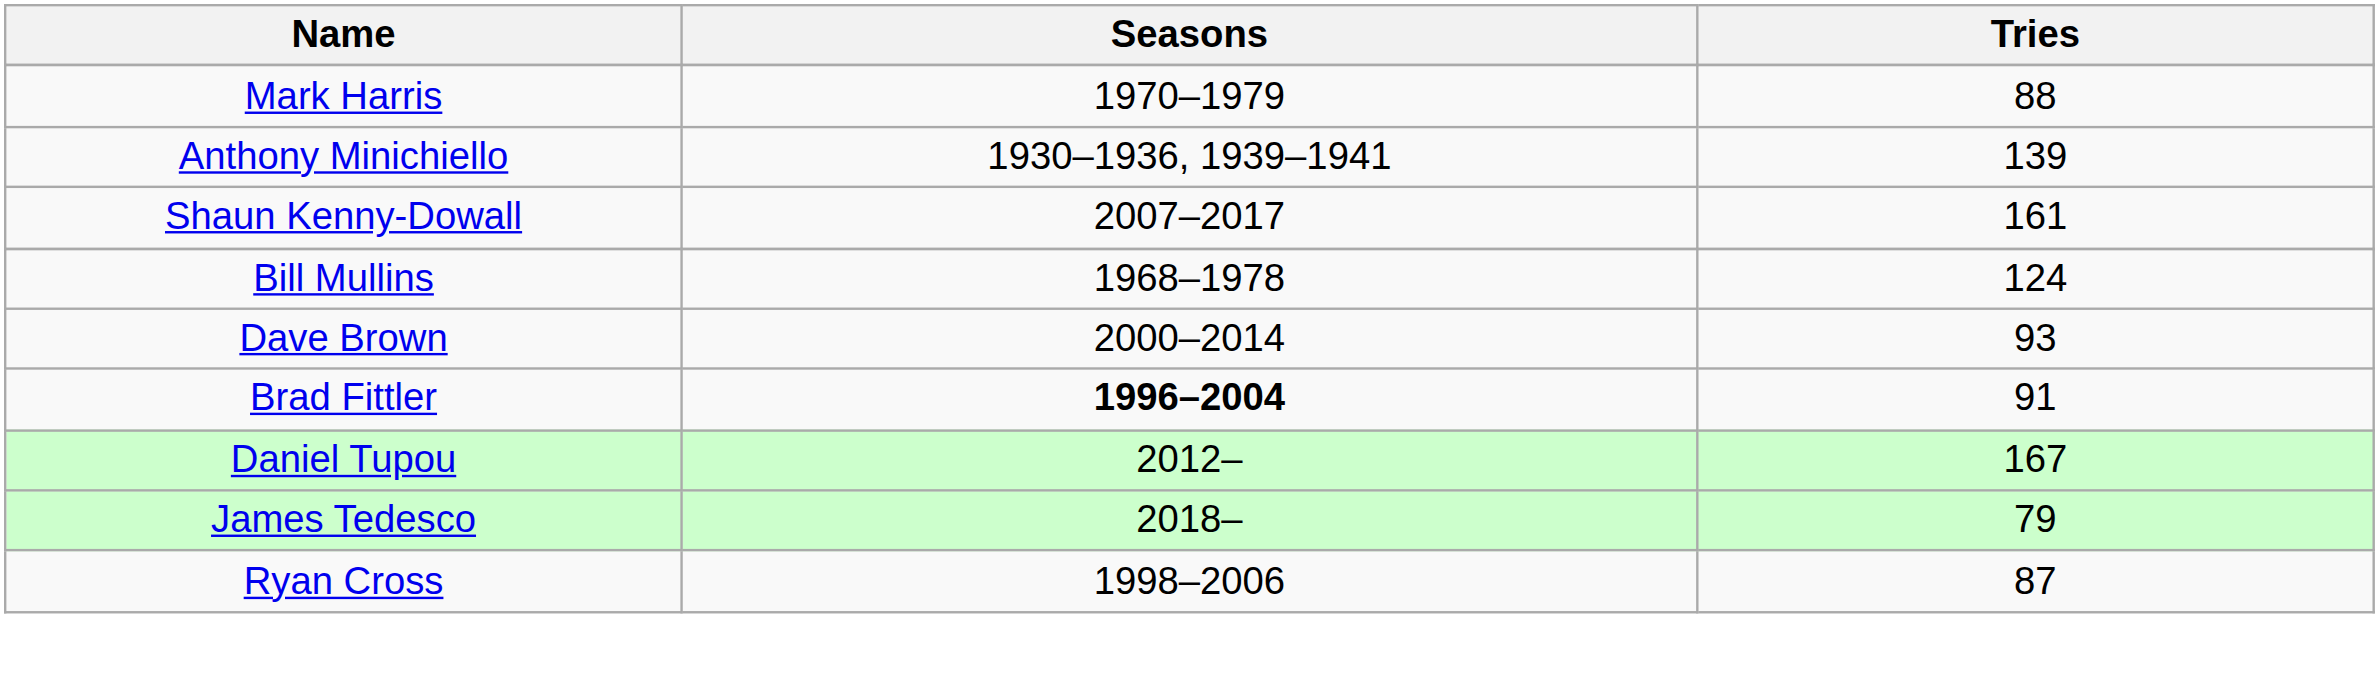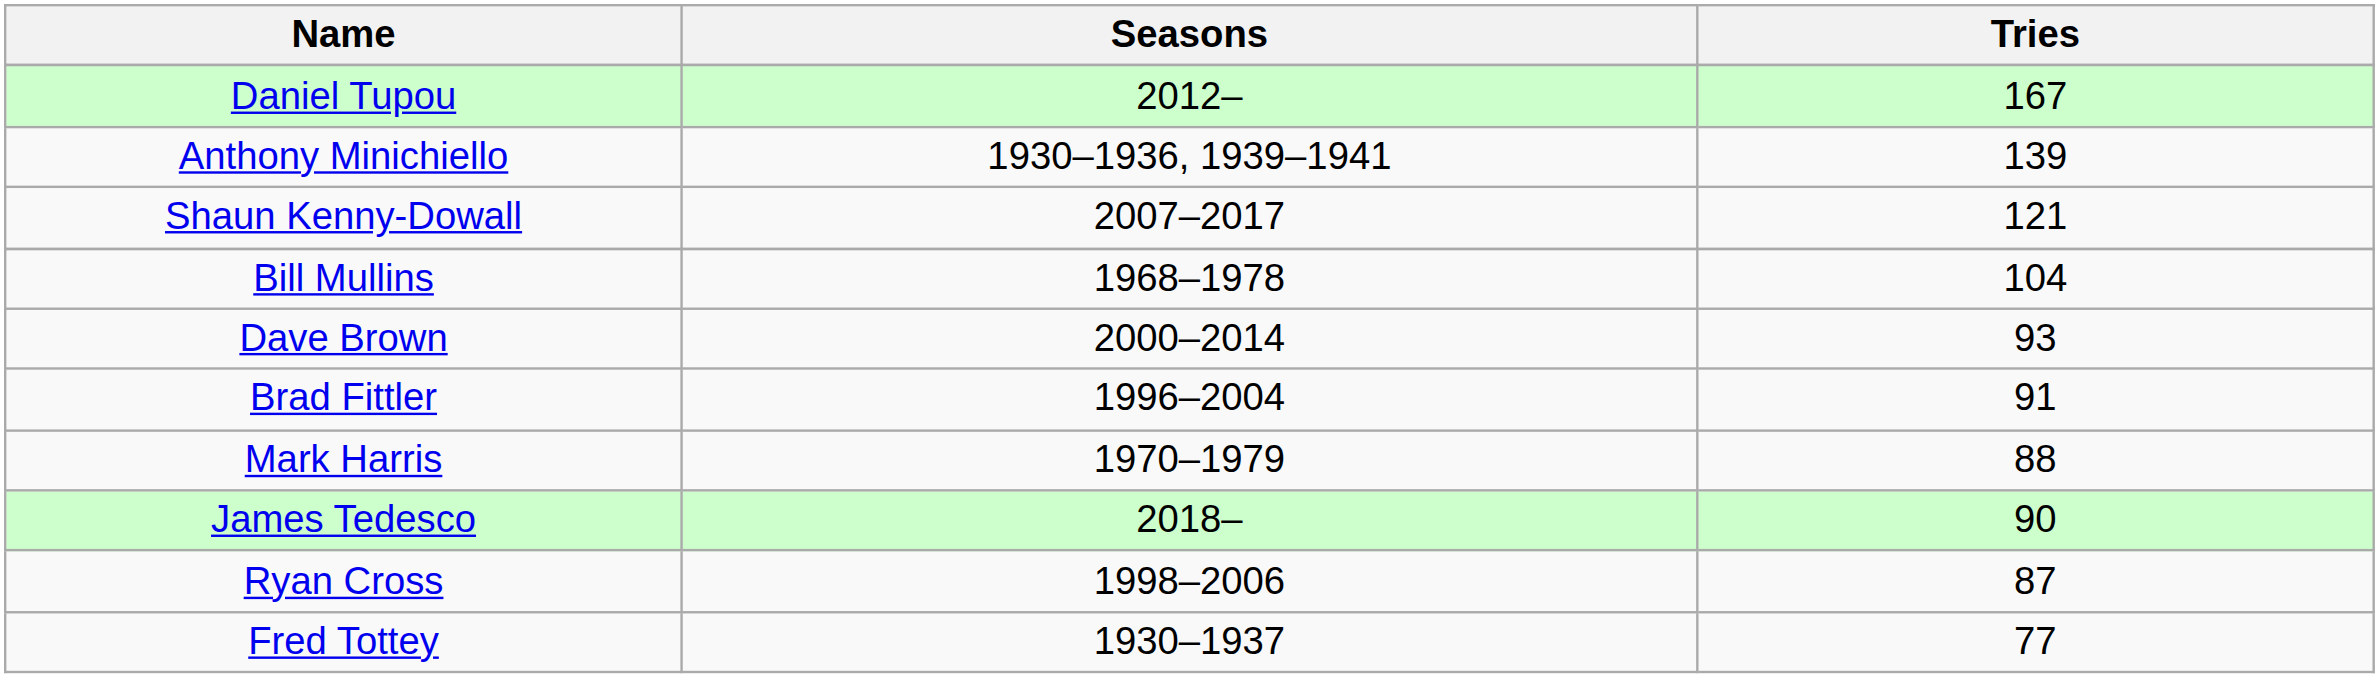rows swapped: (344, 459) <-> (344, 95)
(2035, 216) 161 -> (2035, 216) 121
(2035, 277) 124 -> (2035, 277) 104
(1189, 398) bold -> (1189, 398) normal
(2035, 519) 79 -> (2035, 519) 90
+ row: (344, 641)
